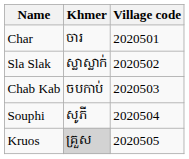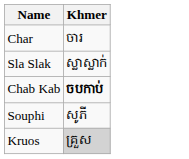- column: (147, 14)
(85, 88) normal -> (85, 88) bold
